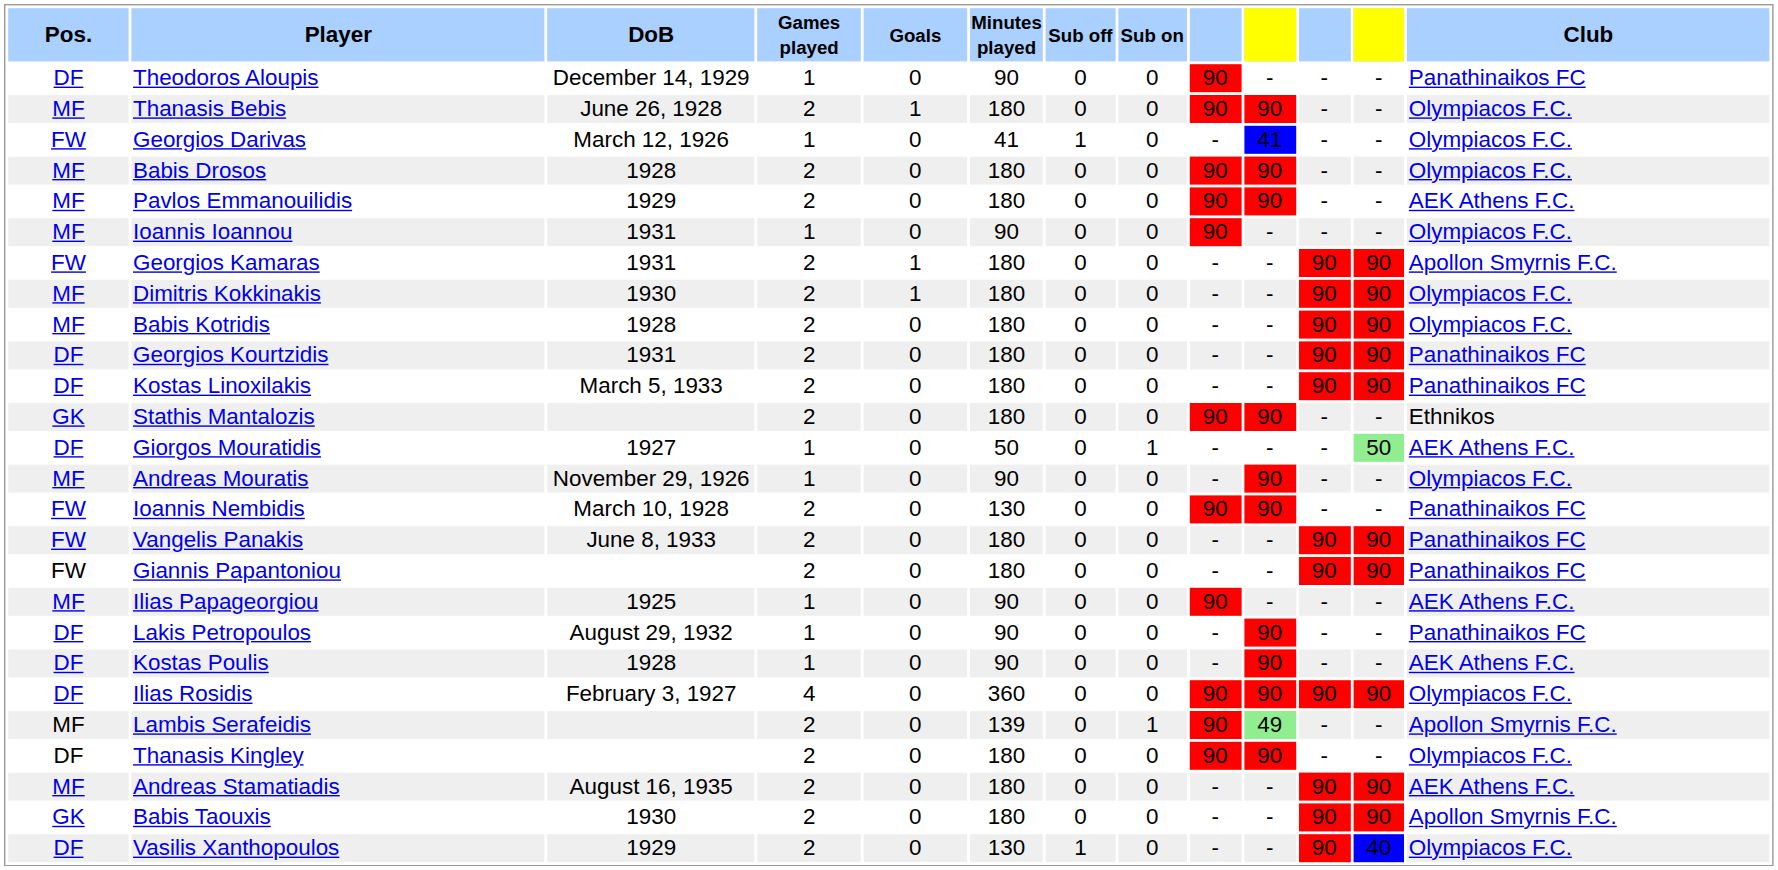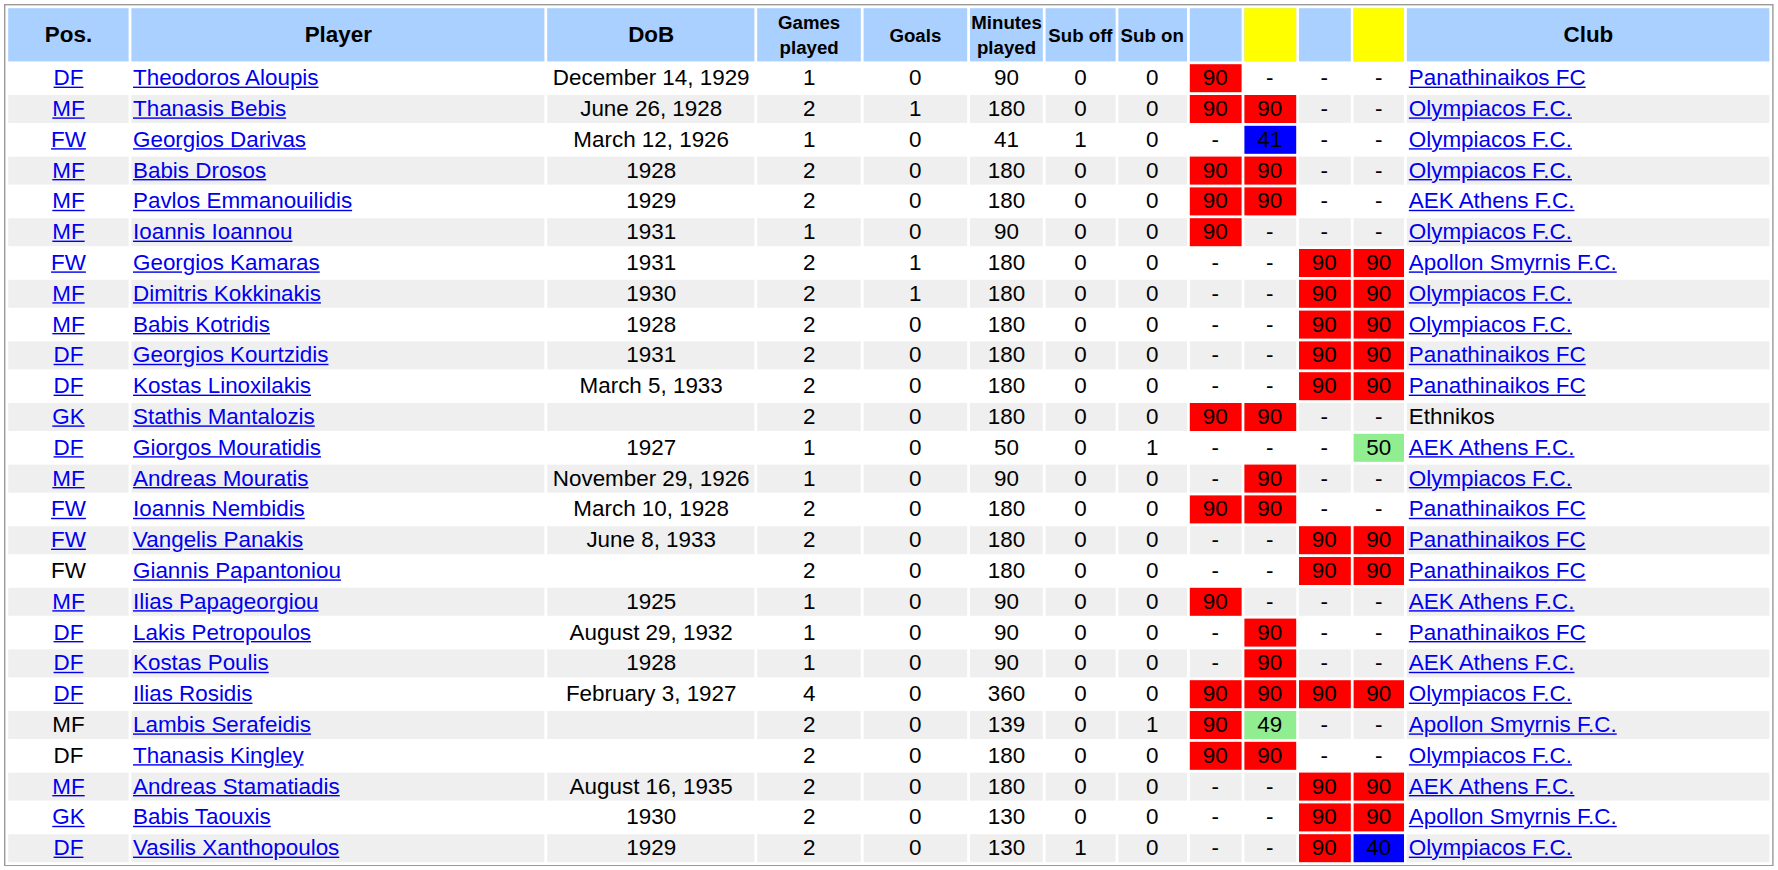(1007, 509) 130 -> (1007, 509) 180
(1007, 817) 180 -> (1007, 817) 130
